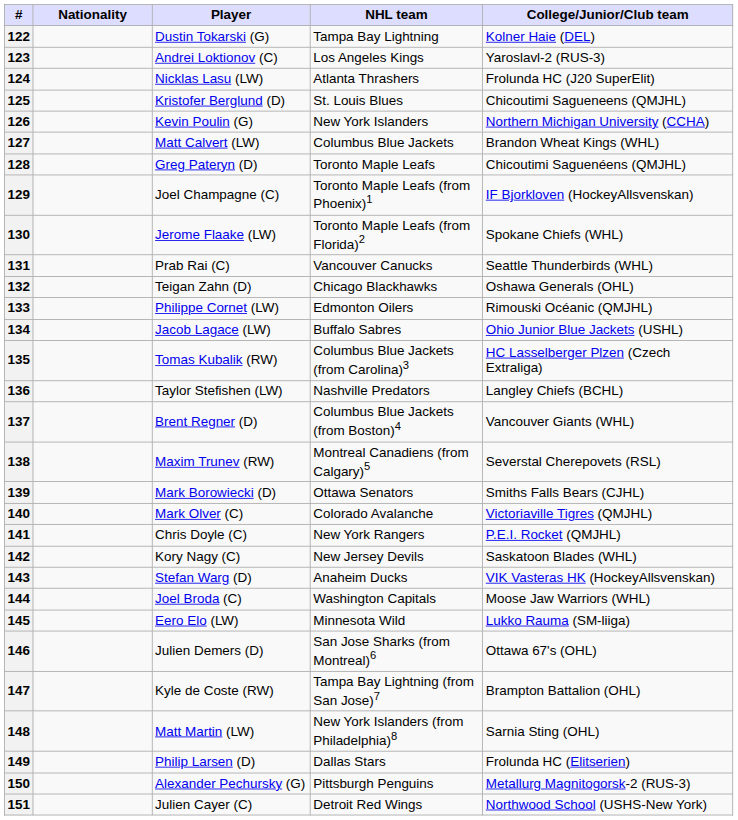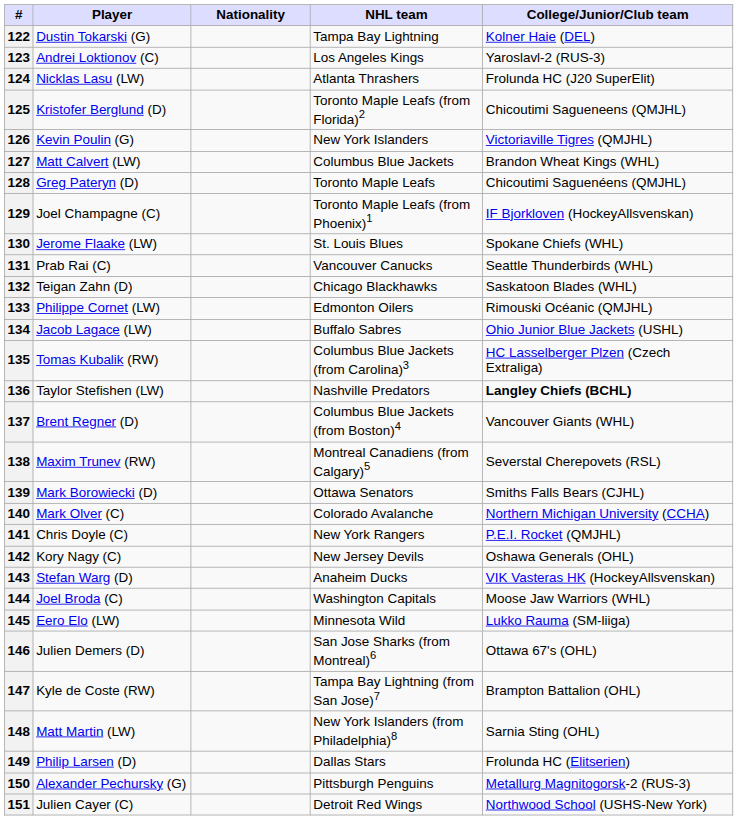columns swapped: (231, 15) <-> (93, 15)
(358, 100) St. Louis Blues -> (392, 109) Toronto Maple Leafs (from Florida)2
(597, 121) Northern Michigan University (CCHA) -> (569, 140) Victoriaville Tigres (QMJHL)
(392, 235) Toronto Maple Leafs (from Florida)2 -> (358, 244) St. Louis Blues
(560, 287) Oshawa Generals (OHL) -> (561, 287) Saskatoon Blades (WHL)
(555, 391) normal -> (559, 391) bold
(569, 513) Victoriaville Tigres (QMJHL) -> (597, 513) Northern Michigan University (CCHA)
(561, 556) Saskatoon Blades (WHL) -> (560, 556) Oshawa Generals (OHL)
